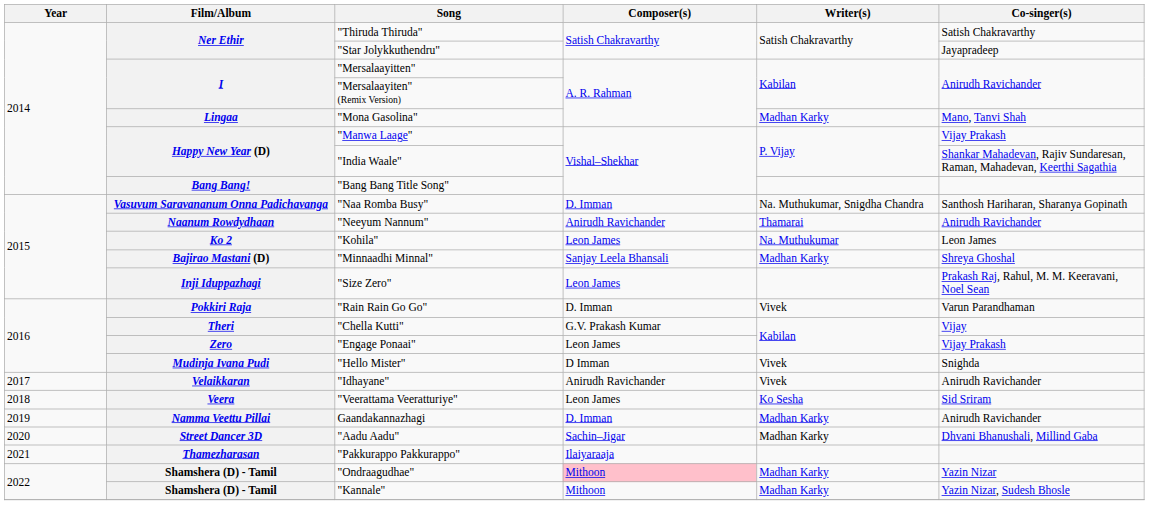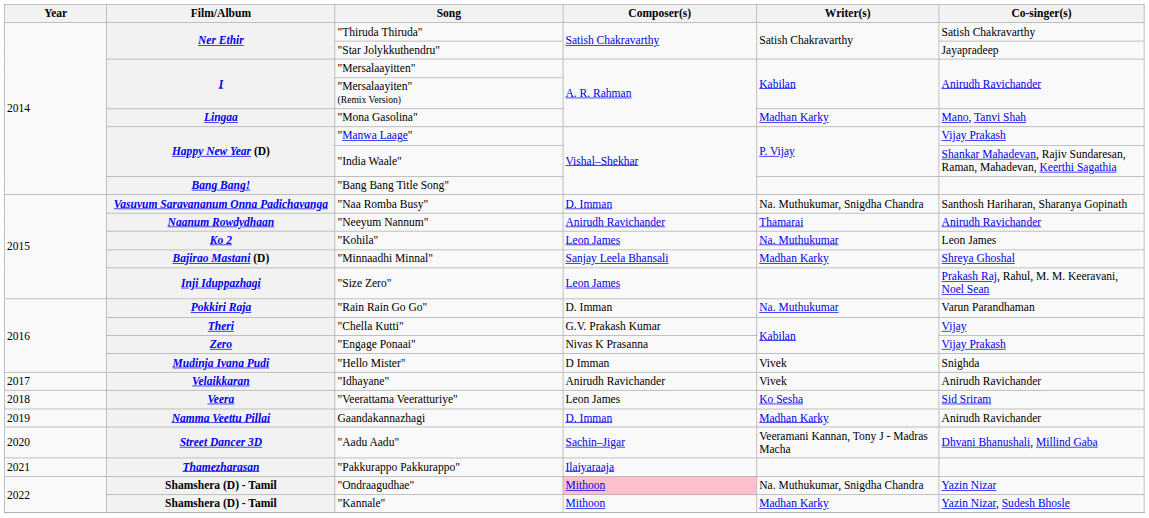(773, 308) Vivek -> (799, 308) Na. Muthukumar
(593, 344) Leon James -> (607, 344) Nivas K Prasanna
(794, 436) Madhan Karky -> (844, 442) Veeramani Kannan, Tony J - Madras Macha
(794, 472) Madhan Karky -> (841, 485) Na. Muthukumar, Snigdha Chandra
